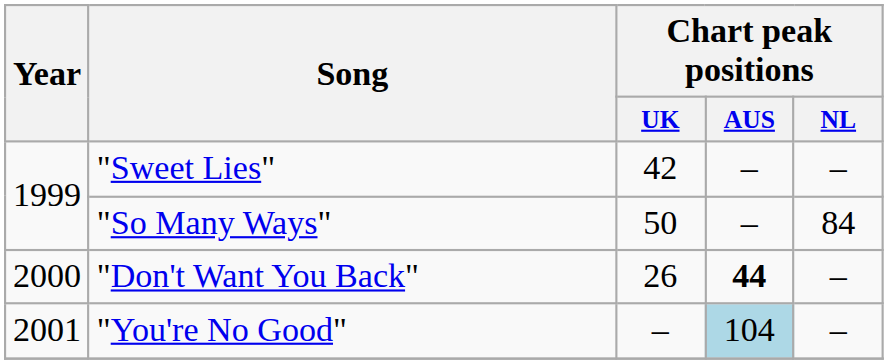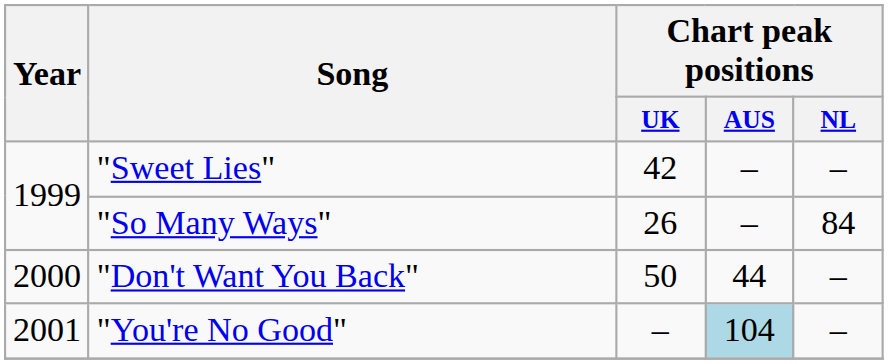(660, 222) 50 -> (660, 222) 26
(660, 276) 26 -> (660, 276) 50
(749, 276) bold -> (749, 276) normal
